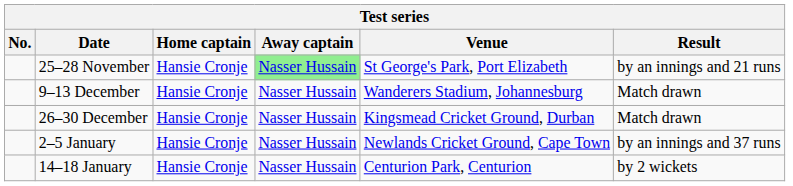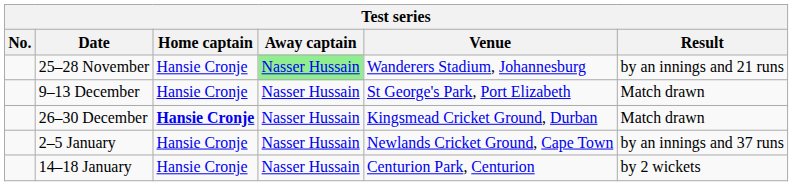(466, 67) St George's Park, Port Elizabeth -> (476, 67) Wanderers Stadium, Johannesburg
(473, 92) Wanderers Stadium, Johannesburg -> (469, 92) St George's Park, Port Elizabeth
(202, 117) normal -> (205, 117) bold
